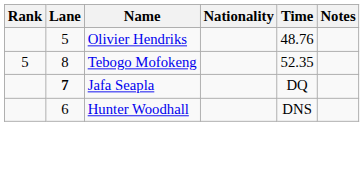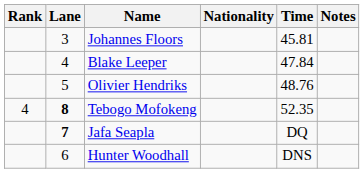+ row: (135, 39)
+ row: (127, 62)
(25, 62) 5 -> (25, 109) 4
(65, 62) normal -> (65, 109) bold
